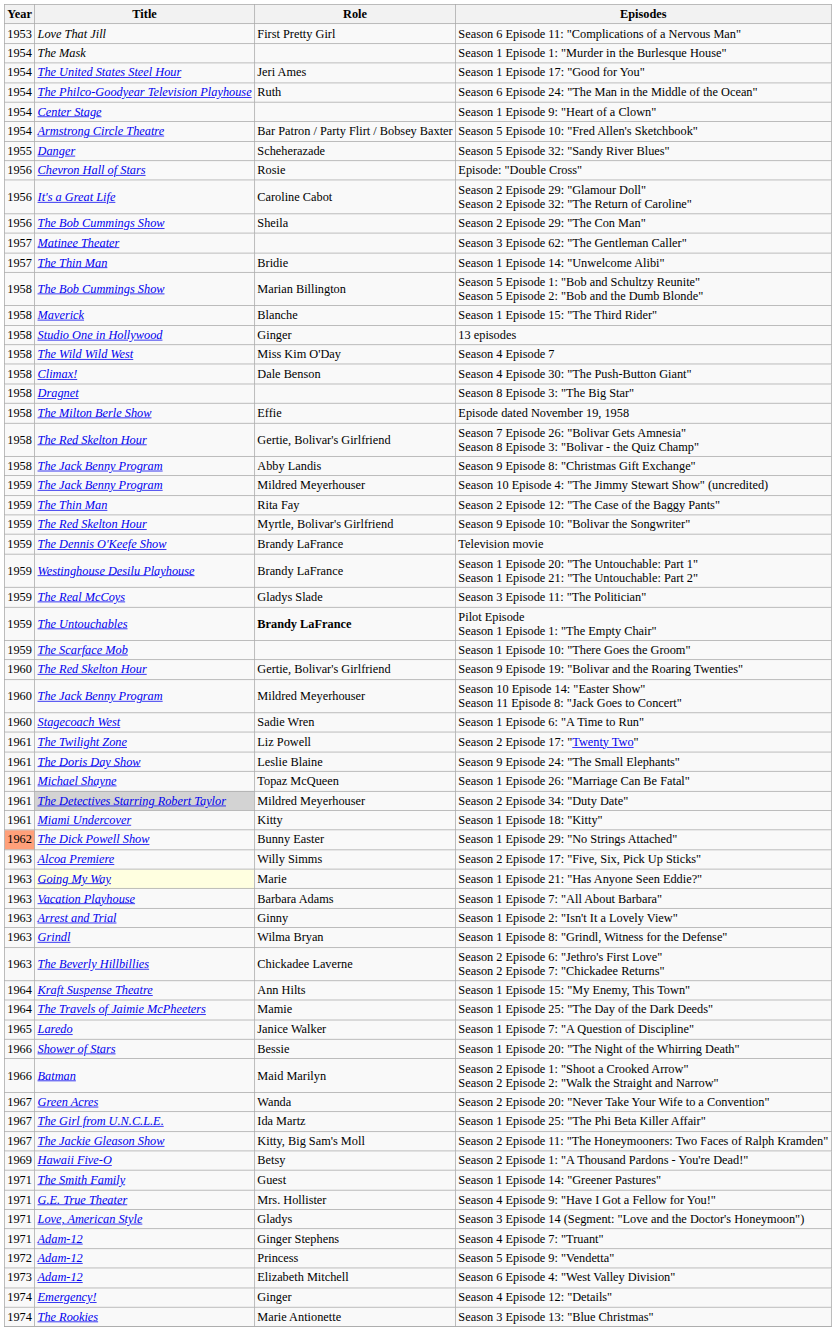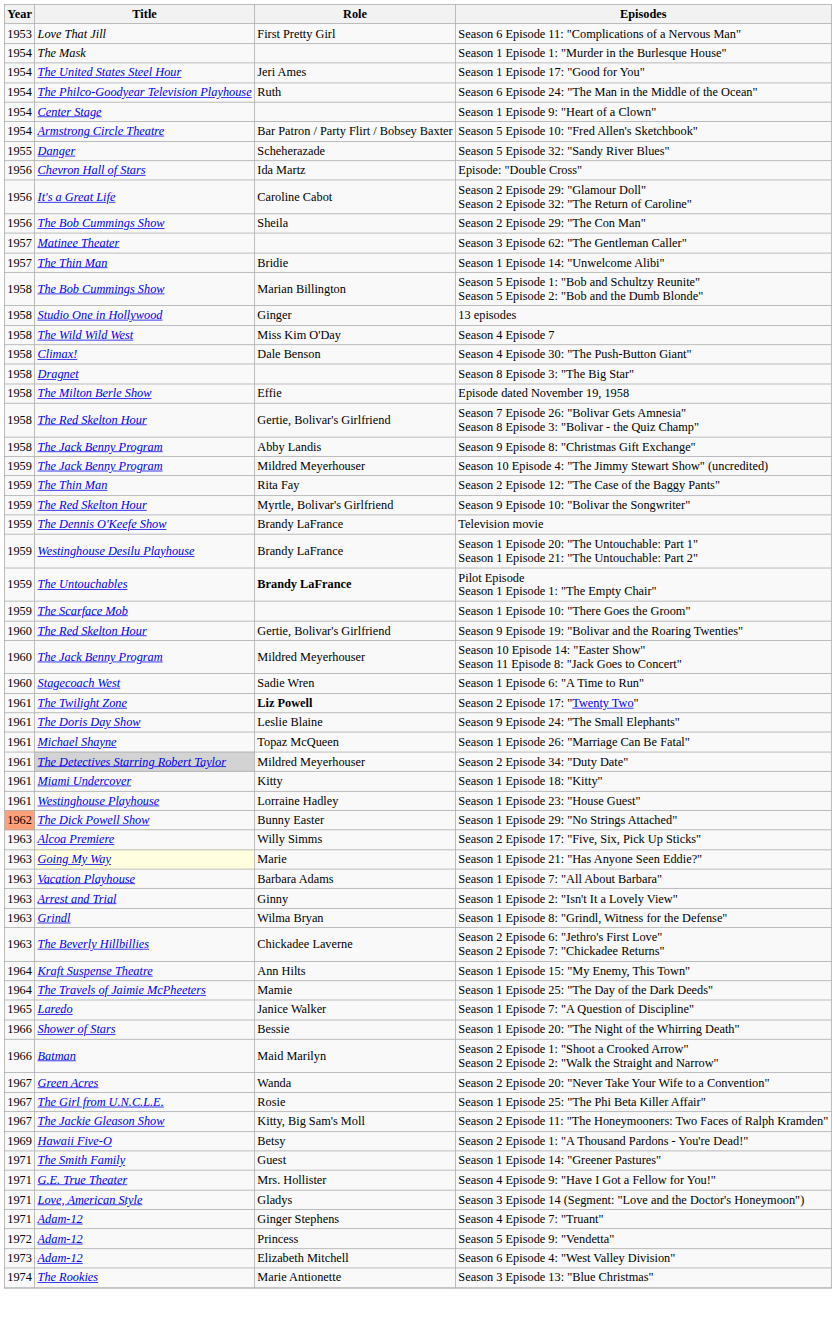(271, 170) Rosie -> (281, 170) Ida Martz
- row: (558, 315)
- row: (552, 597)
(284, 742) normal -> (285, 703) bold
+ row: (549, 800)
(281, 1121) Ida Martz -> (271, 1102) Rosie
- row: (535, 1297)
